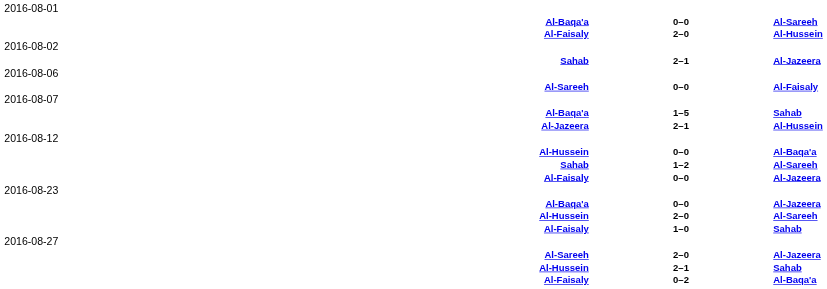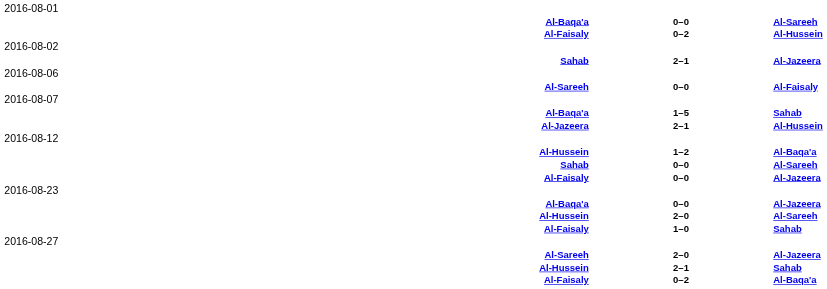(681, 34) 2–0 -> (681, 34) 0–2
(681, 152) 0–0 -> (681, 152) 1–2
(681, 165) 1–2 -> (681, 165) 0–0
